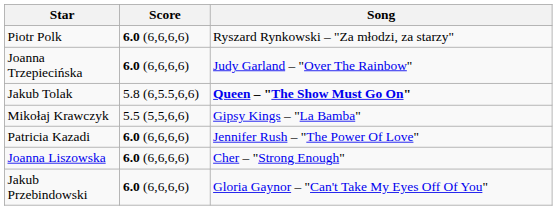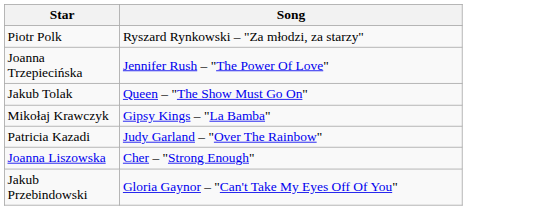- column: (165, 15)
(313, 65) Judy Garland – "Over The Rainbow" -> (226, 65) Jennifer Rush – "The Power Of Love"
(312, 94) bold -> (215, 94) normal
(316, 136) Jennifer Rush – "The Power Of Love" -> (223, 136) Judy Garland – "Over The Rainbow"
